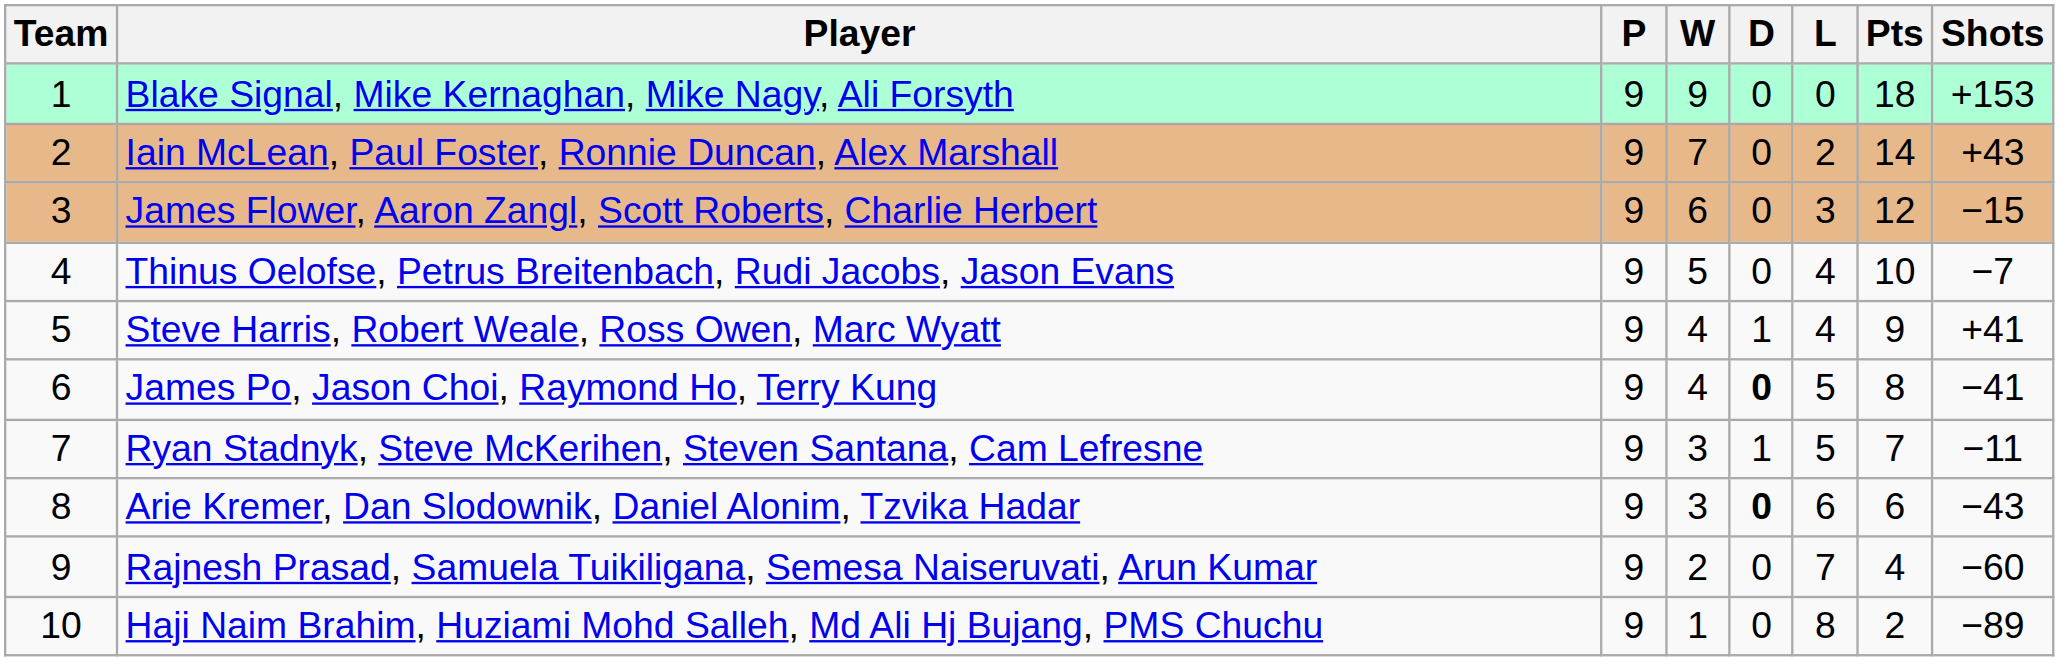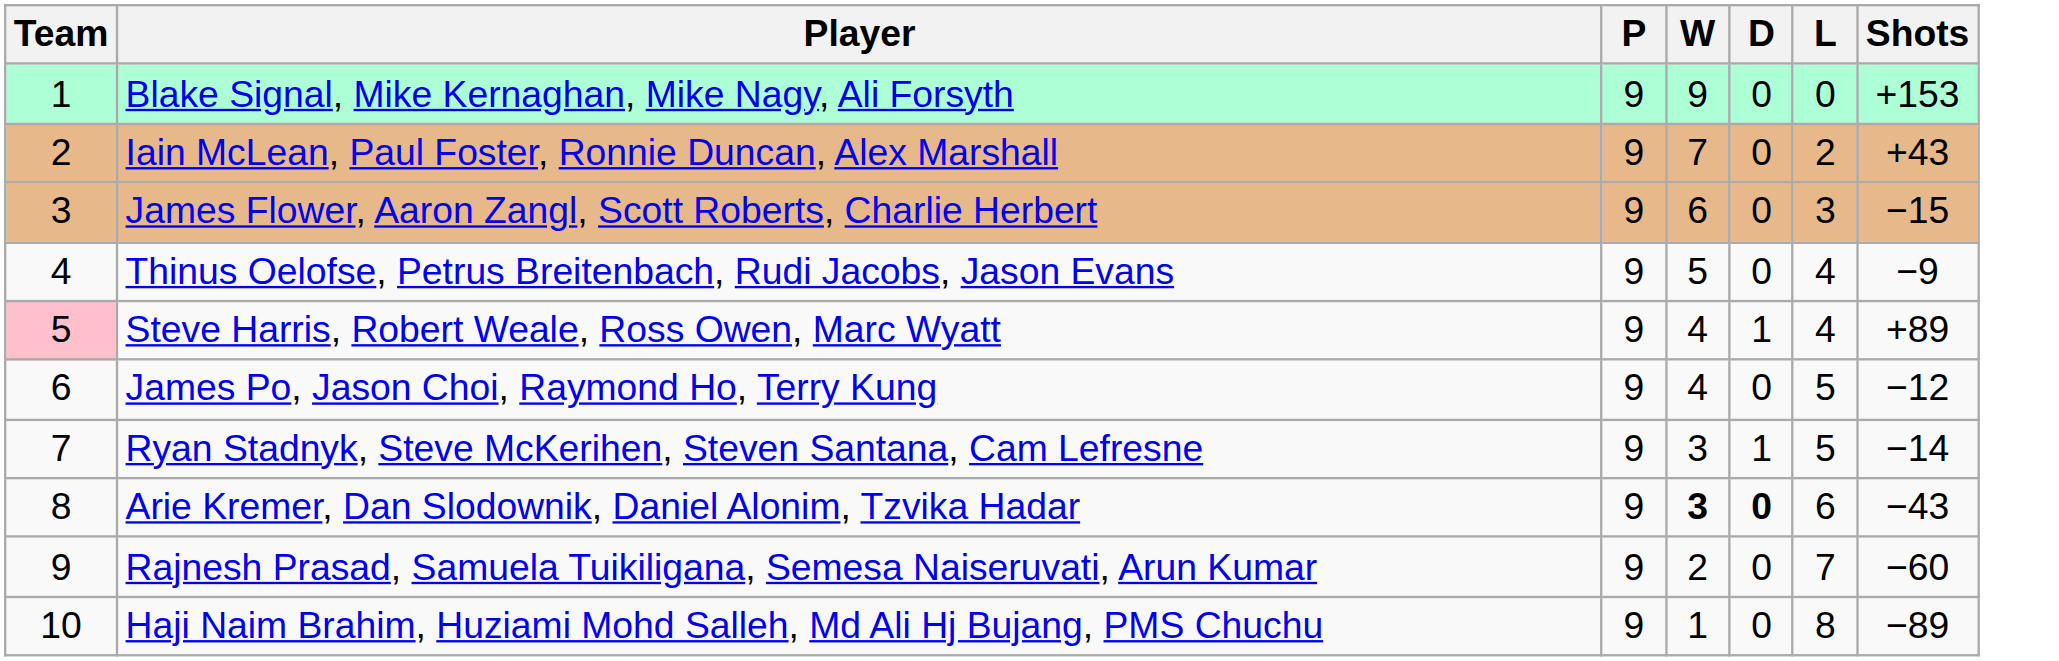- column: (1895, 34)
(1993, 270) −7 -> (1918, 270) −9
(61, 329) no background -> (61, 329) pink background
(1993, 329) +41 -> (1918, 329) +89
(1762, 388) bold -> (1762, 388) normal
(1993, 388) −41 -> (1918, 388) −12
(1993, 447) −11 -> (1918, 447) −14
(1698, 507) normal -> (1698, 507) bold
